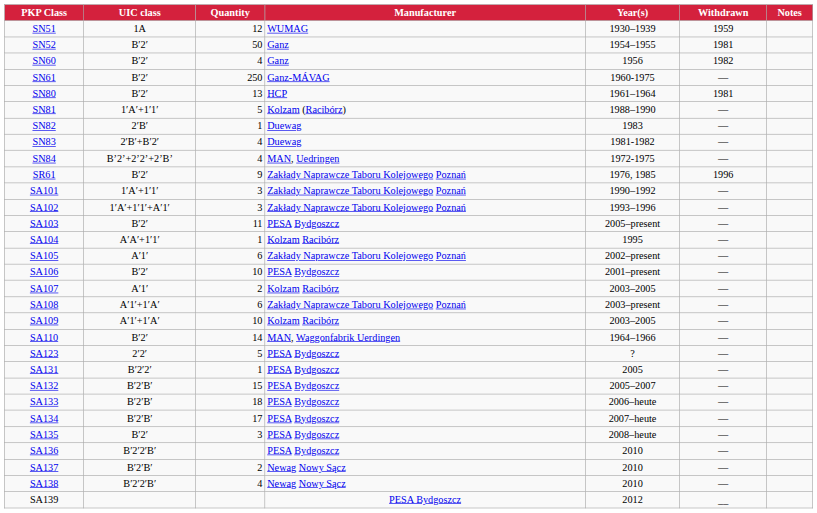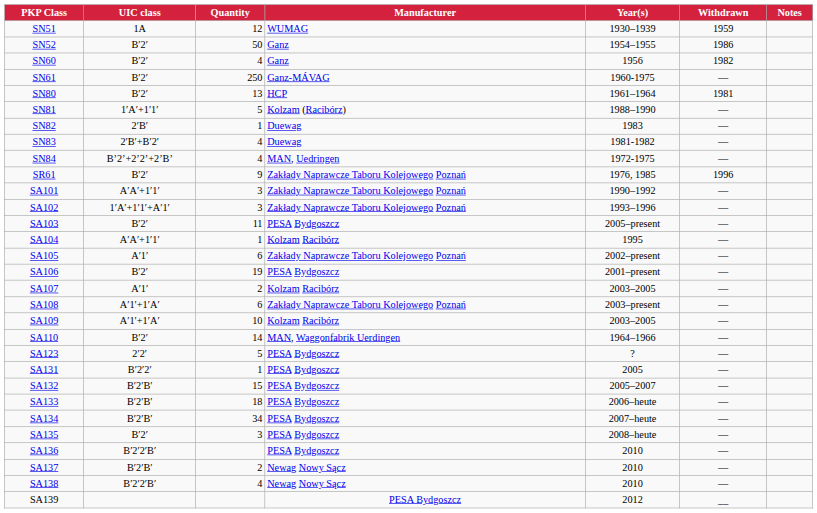(723, 45) 1981 -> (723, 45) 1986
(140, 191) 1′A′+1′1′ -> (140, 191) A′A′+1′1′
(257, 272) 10 -> (257, 272) 19
(257, 418) 17 -> (257, 418) 34
